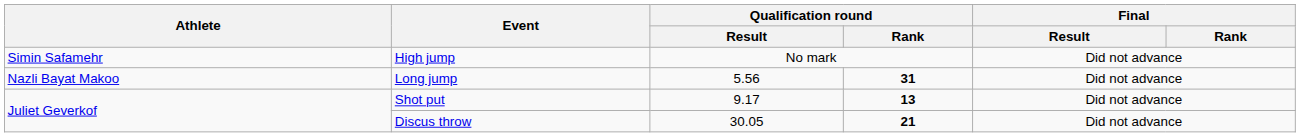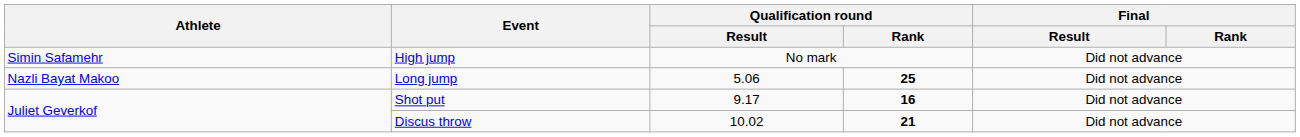(747, 79) 5.56 -> (747, 79) 5.06
(908, 79) 31 -> (908, 79) 25
(908, 100) 13 -> (908, 100) 16
(747, 121) 30.05 -> (747, 121) 10.02
